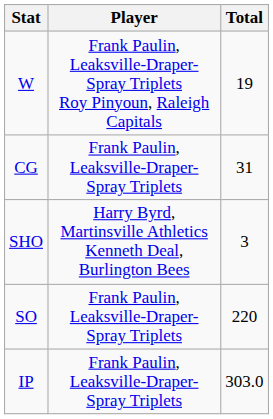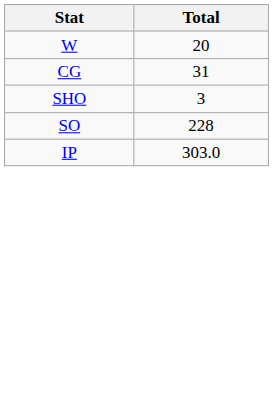- column: (134, 17)
(244, 83) 19 -> (201, 44) 20
(244, 316) 220 -> (201, 125) 228
